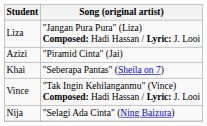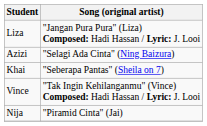(83, 55) "Piramid Cinta" (Jai) -> (109, 55) "Selagi Ada Cinta" (Ning Baizura)
(109, 113) "Selagi Ada Cinta" (Ning Baizura) -> (83, 113) "Piramid Cinta" (Jai)
